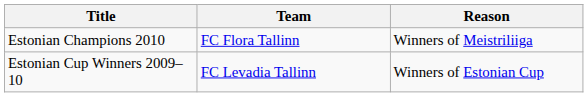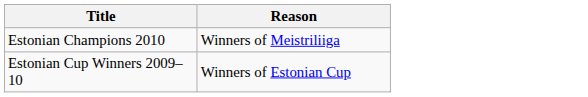- column: (294, 16)
